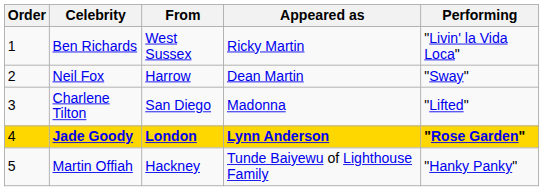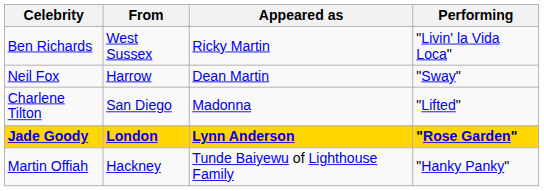- column: (27, 15)
